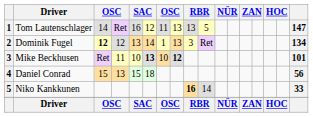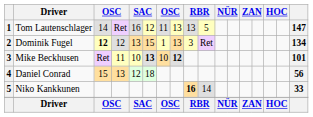(150, 43) 14 -> (150, 43) 15
(136, 74) 15 -> (136, 74) 12
